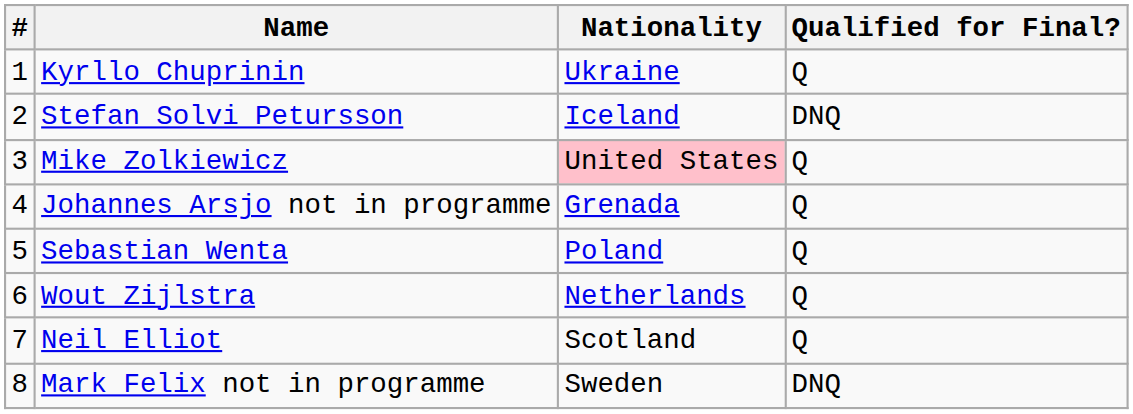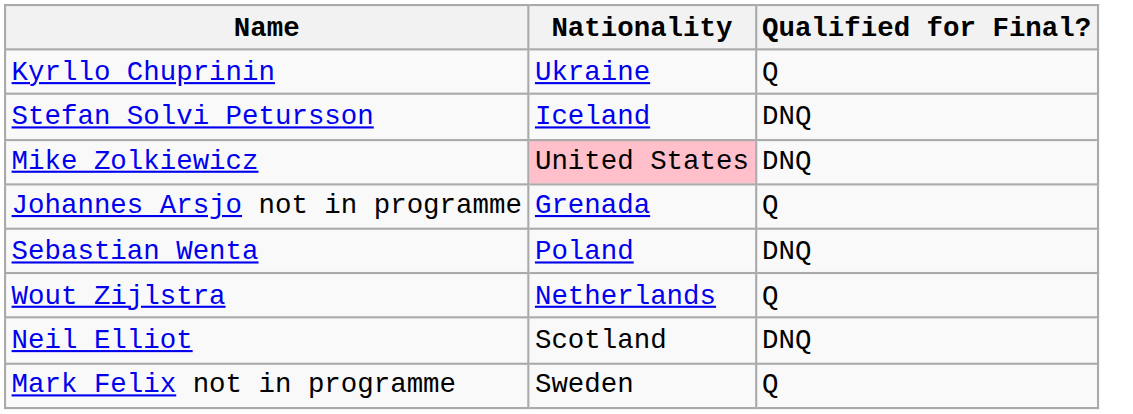- column: (20, 27)
(800, 162) Q -> (787, 162) DNQ
(800, 251) Q -> (787, 251) DNQ
(800, 340) Q -> (787, 340) DNQ
(816, 385) DNQ -> (770, 385) Q
